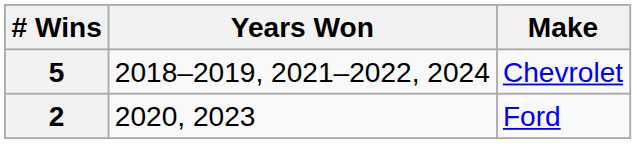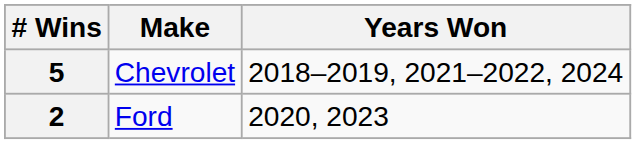columns swapped: (563, 27) <-> (302, 27)
